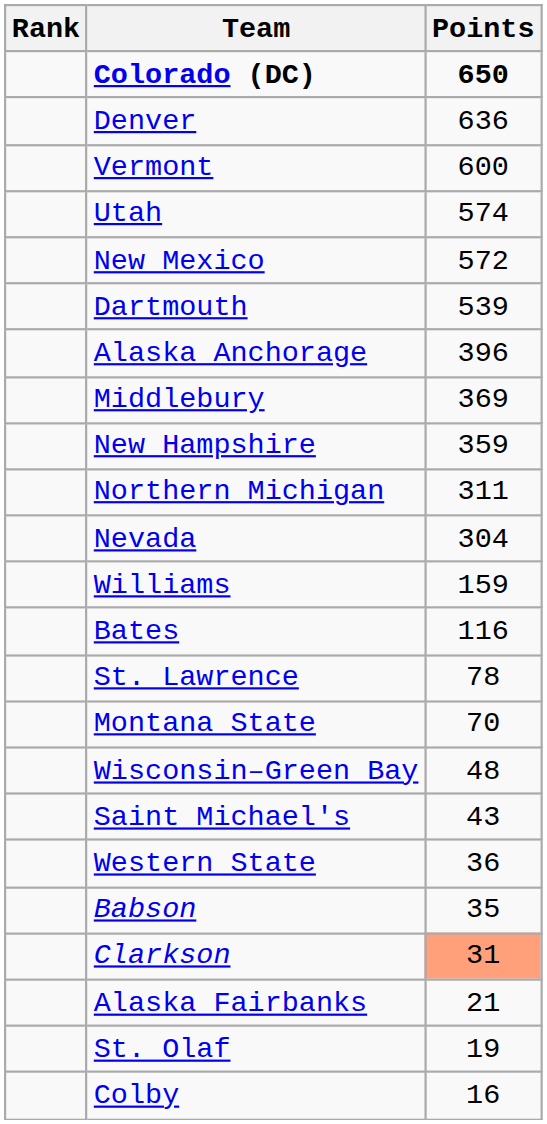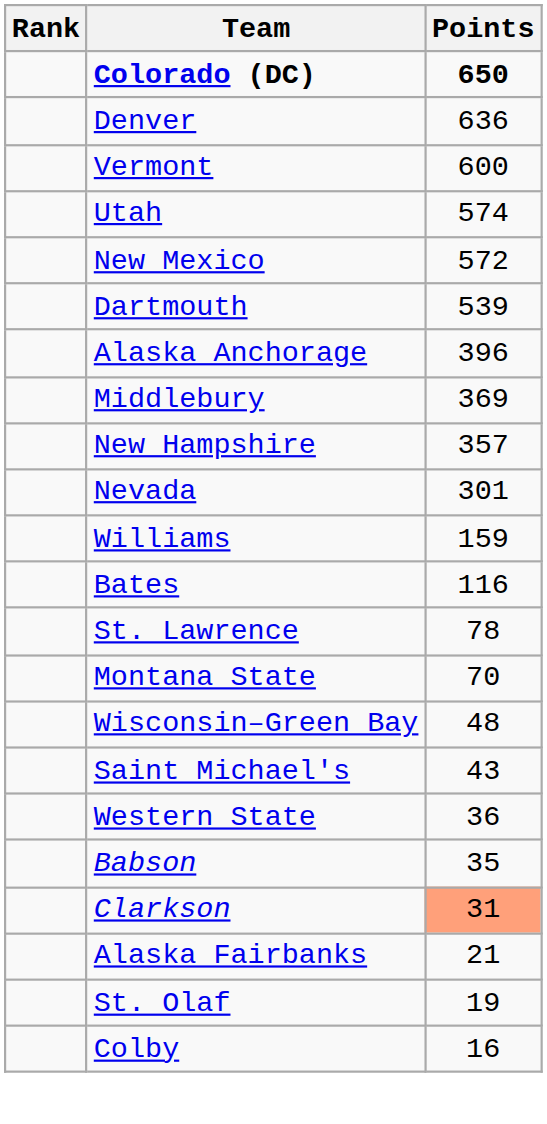(483, 446) 359 -> (483, 446) 357
- row: (239, 492)
(483, 539) 304 -> (483, 492) 301
